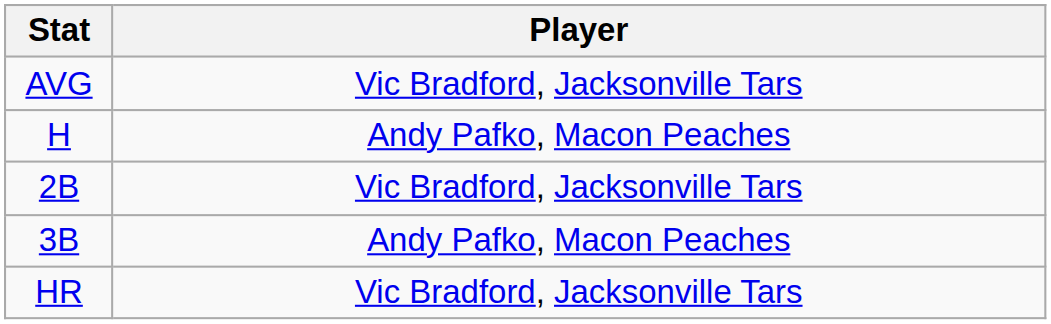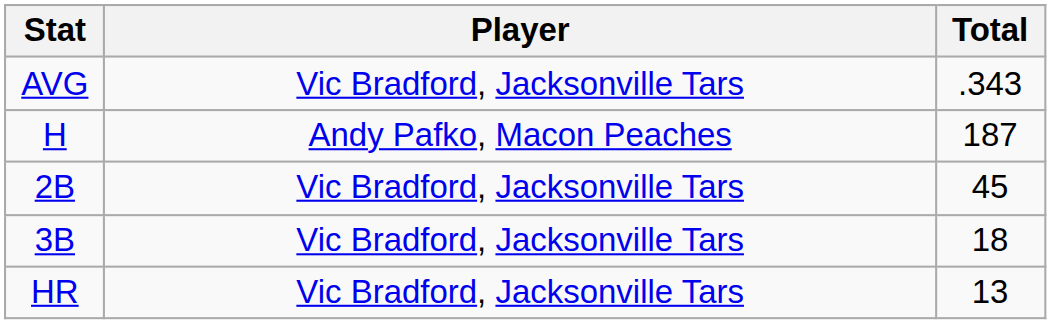+ column: (990, 30)
(579, 239) Andy Pafko, Macon Peaches -> (520, 239) Vic Bradford, Jacksonville Tars
